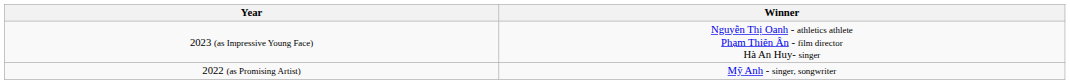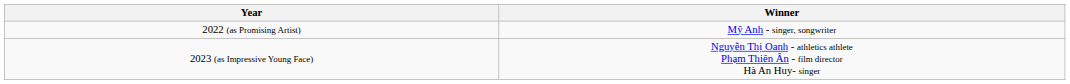rows swapped: (252, 71) <-> (252, 42)
